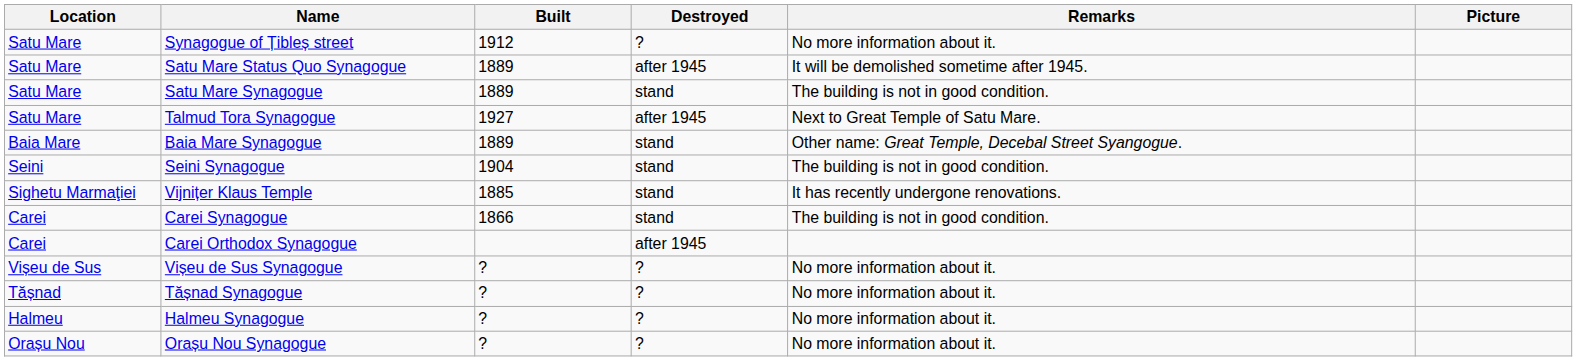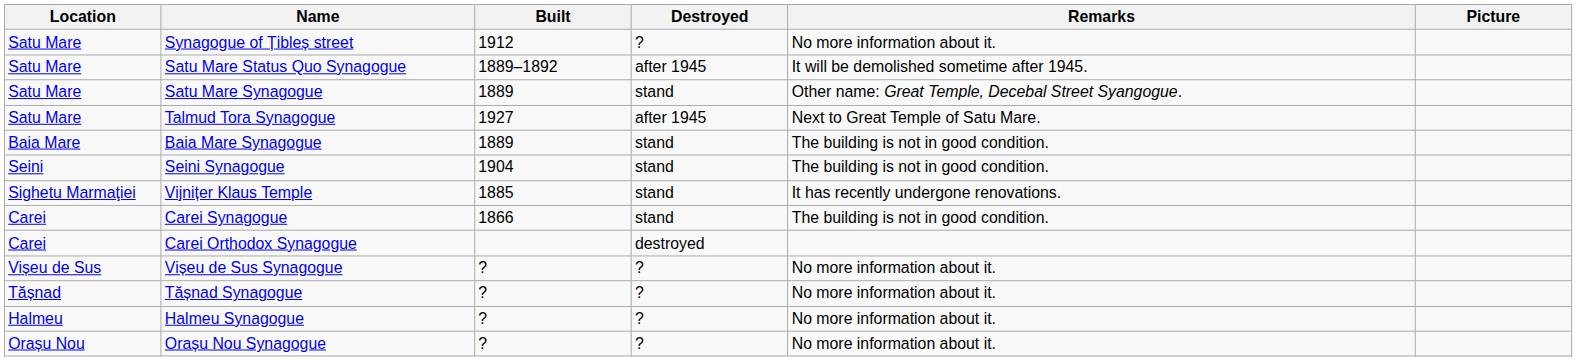(496, 67) 1889 -> (518, 67) 1889–1892
(920, 92) The building is not in good condition. -> (987, 92) Other name: Great Temple, Decebal Street Syangogue.
(987, 142) Other name: Great Temple, Decebal Street Syangogue. -> (920, 142) The building is not in good condition.
(671, 243) after 1945 -> (670, 243) destroyed
